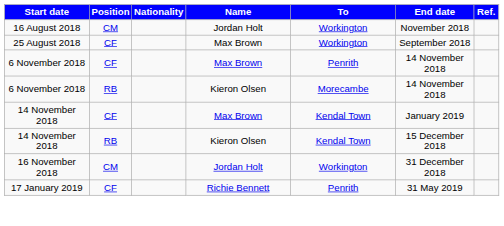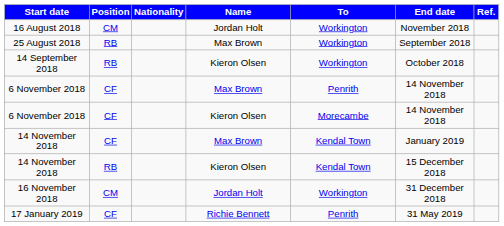(111, 43) CF -> (111, 43) RB
+ row: (47, 63)
(111, 89) RB -> (111, 115) CF
